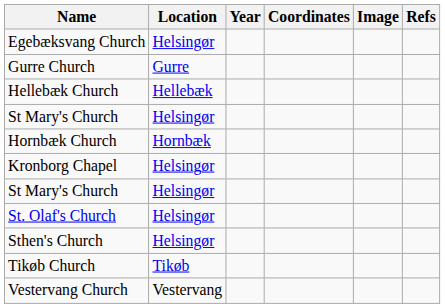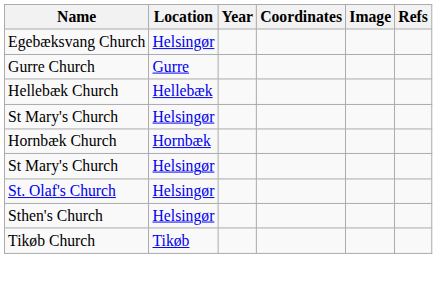- row: (63, 166)
- row: (68, 290)
